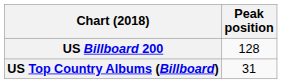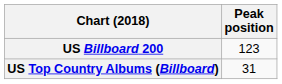(249, 48) 128 -> (249, 48) 123
